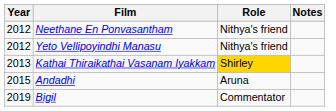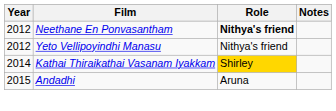(254, 30) normal -> (257, 30) bold
(19, 64) 2013 -> (19, 64) 2014
- row: (46, 98)
